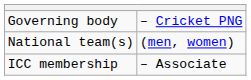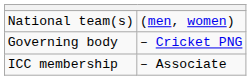rows swapped: (63, 21) <-> (71, 43)
